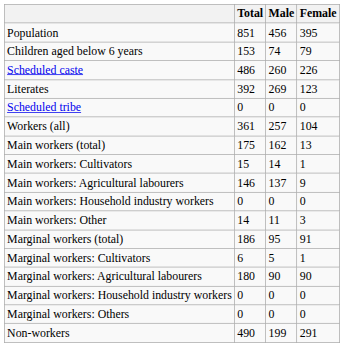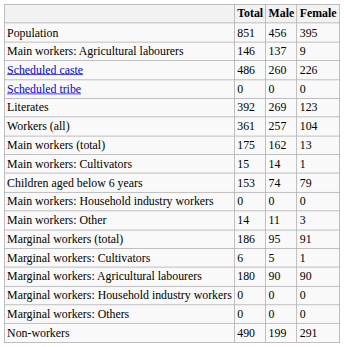rows swapped: (75, 51) <-> (95, 182)
rows swapped: (44, 107) <-> (28, 88)
